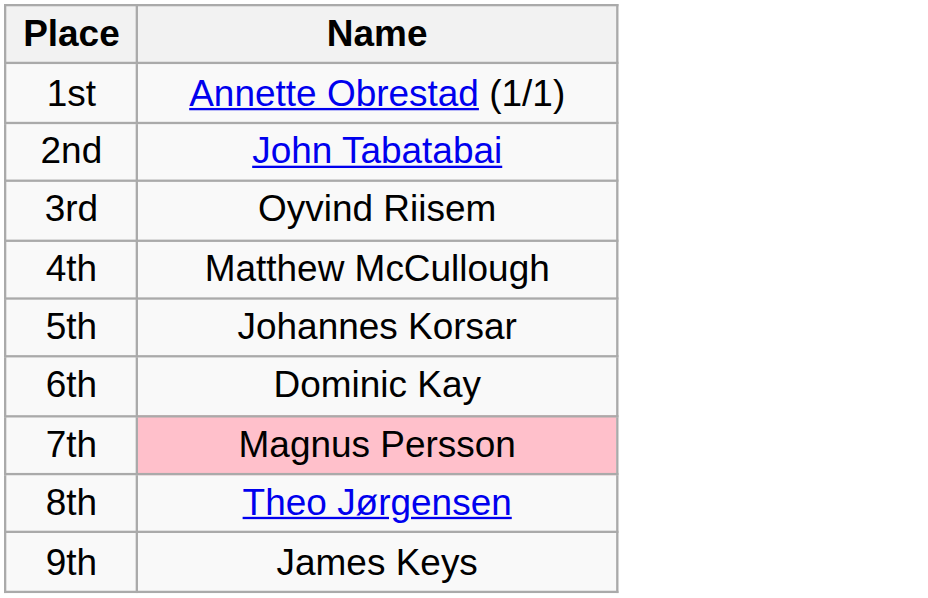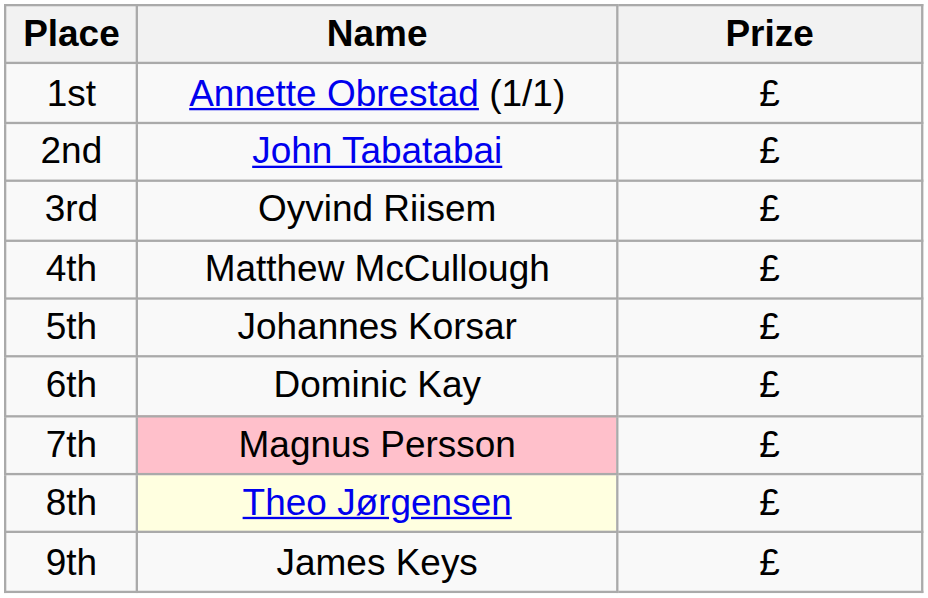+ column: (770, 33)
(377, 502) no background -> (377, 502) lightyellow background
